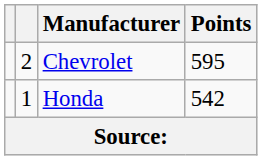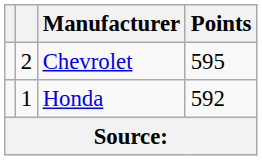(208, 98) 542 -> (208, 98) 592
